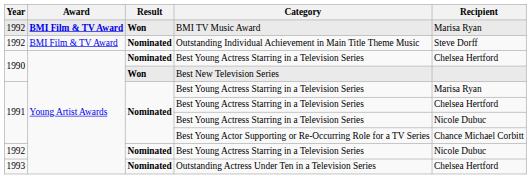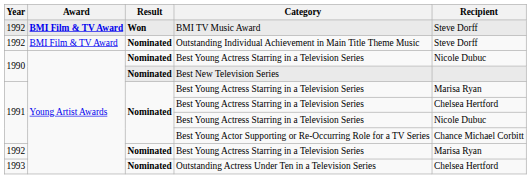(458, 28) Marisa Ryan -> (456, 28) Steve Dorff
(466, 58) Chelsea Hertford -> (460, 58) Nicole Dubuc
(137, 74) Won -> (150, 74) Nominated
(460, 151) Nicole Dubuc -> (458, 151) Marisa Ryan
